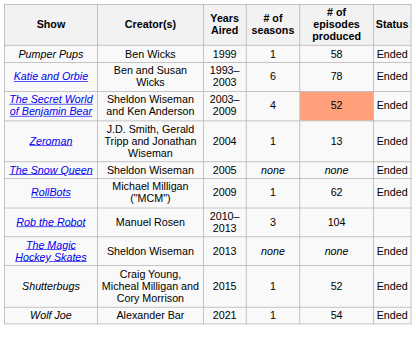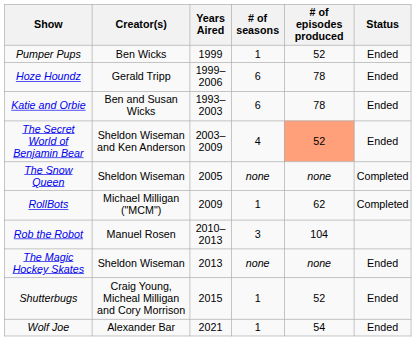(337, 54) 58 -> (319, 54) 52
+ row: (48, 77)
- row: (51, 141)
(392, 170) Ended -> (383, 176) Completed
(392, 193) Ended -> (383, 205) Completed
